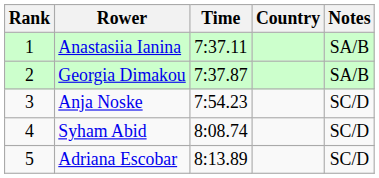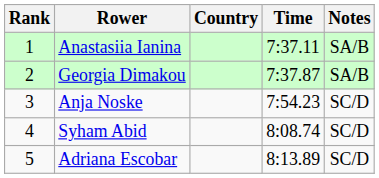columns swapped: (288, 18) <-> (221, 18)
